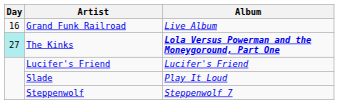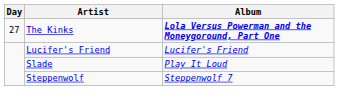- row: (76, 26)
(14, 45) paleturquoise background -> (14, 31) no background
